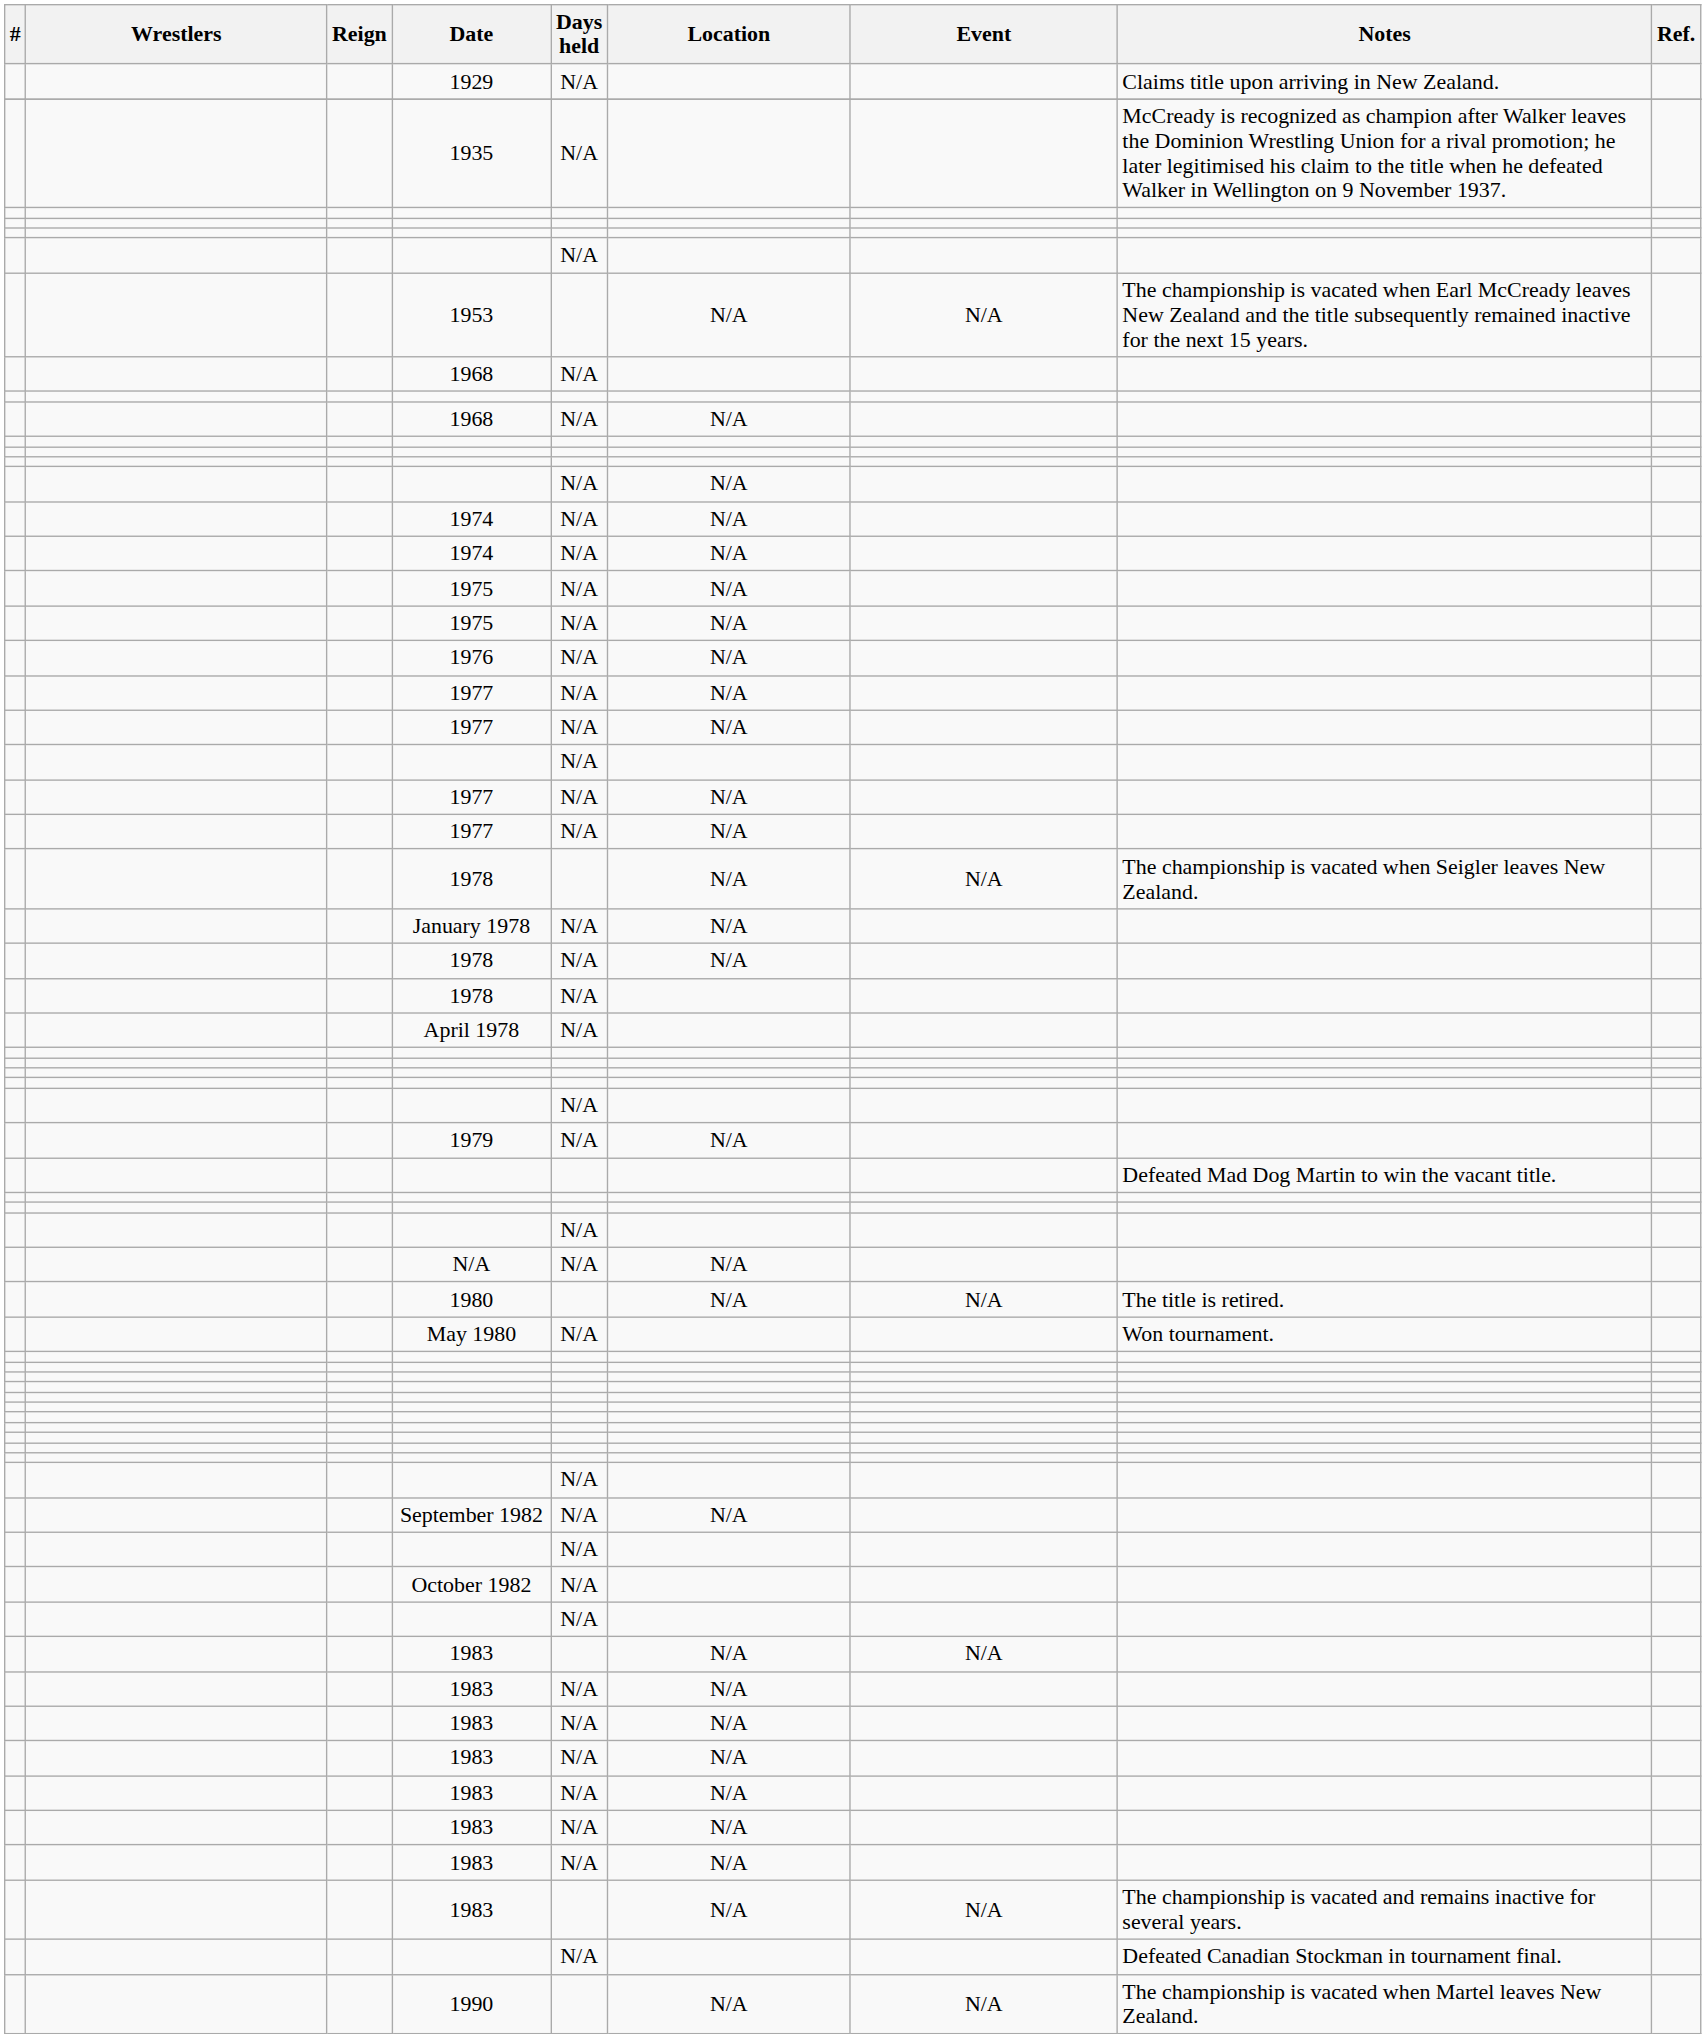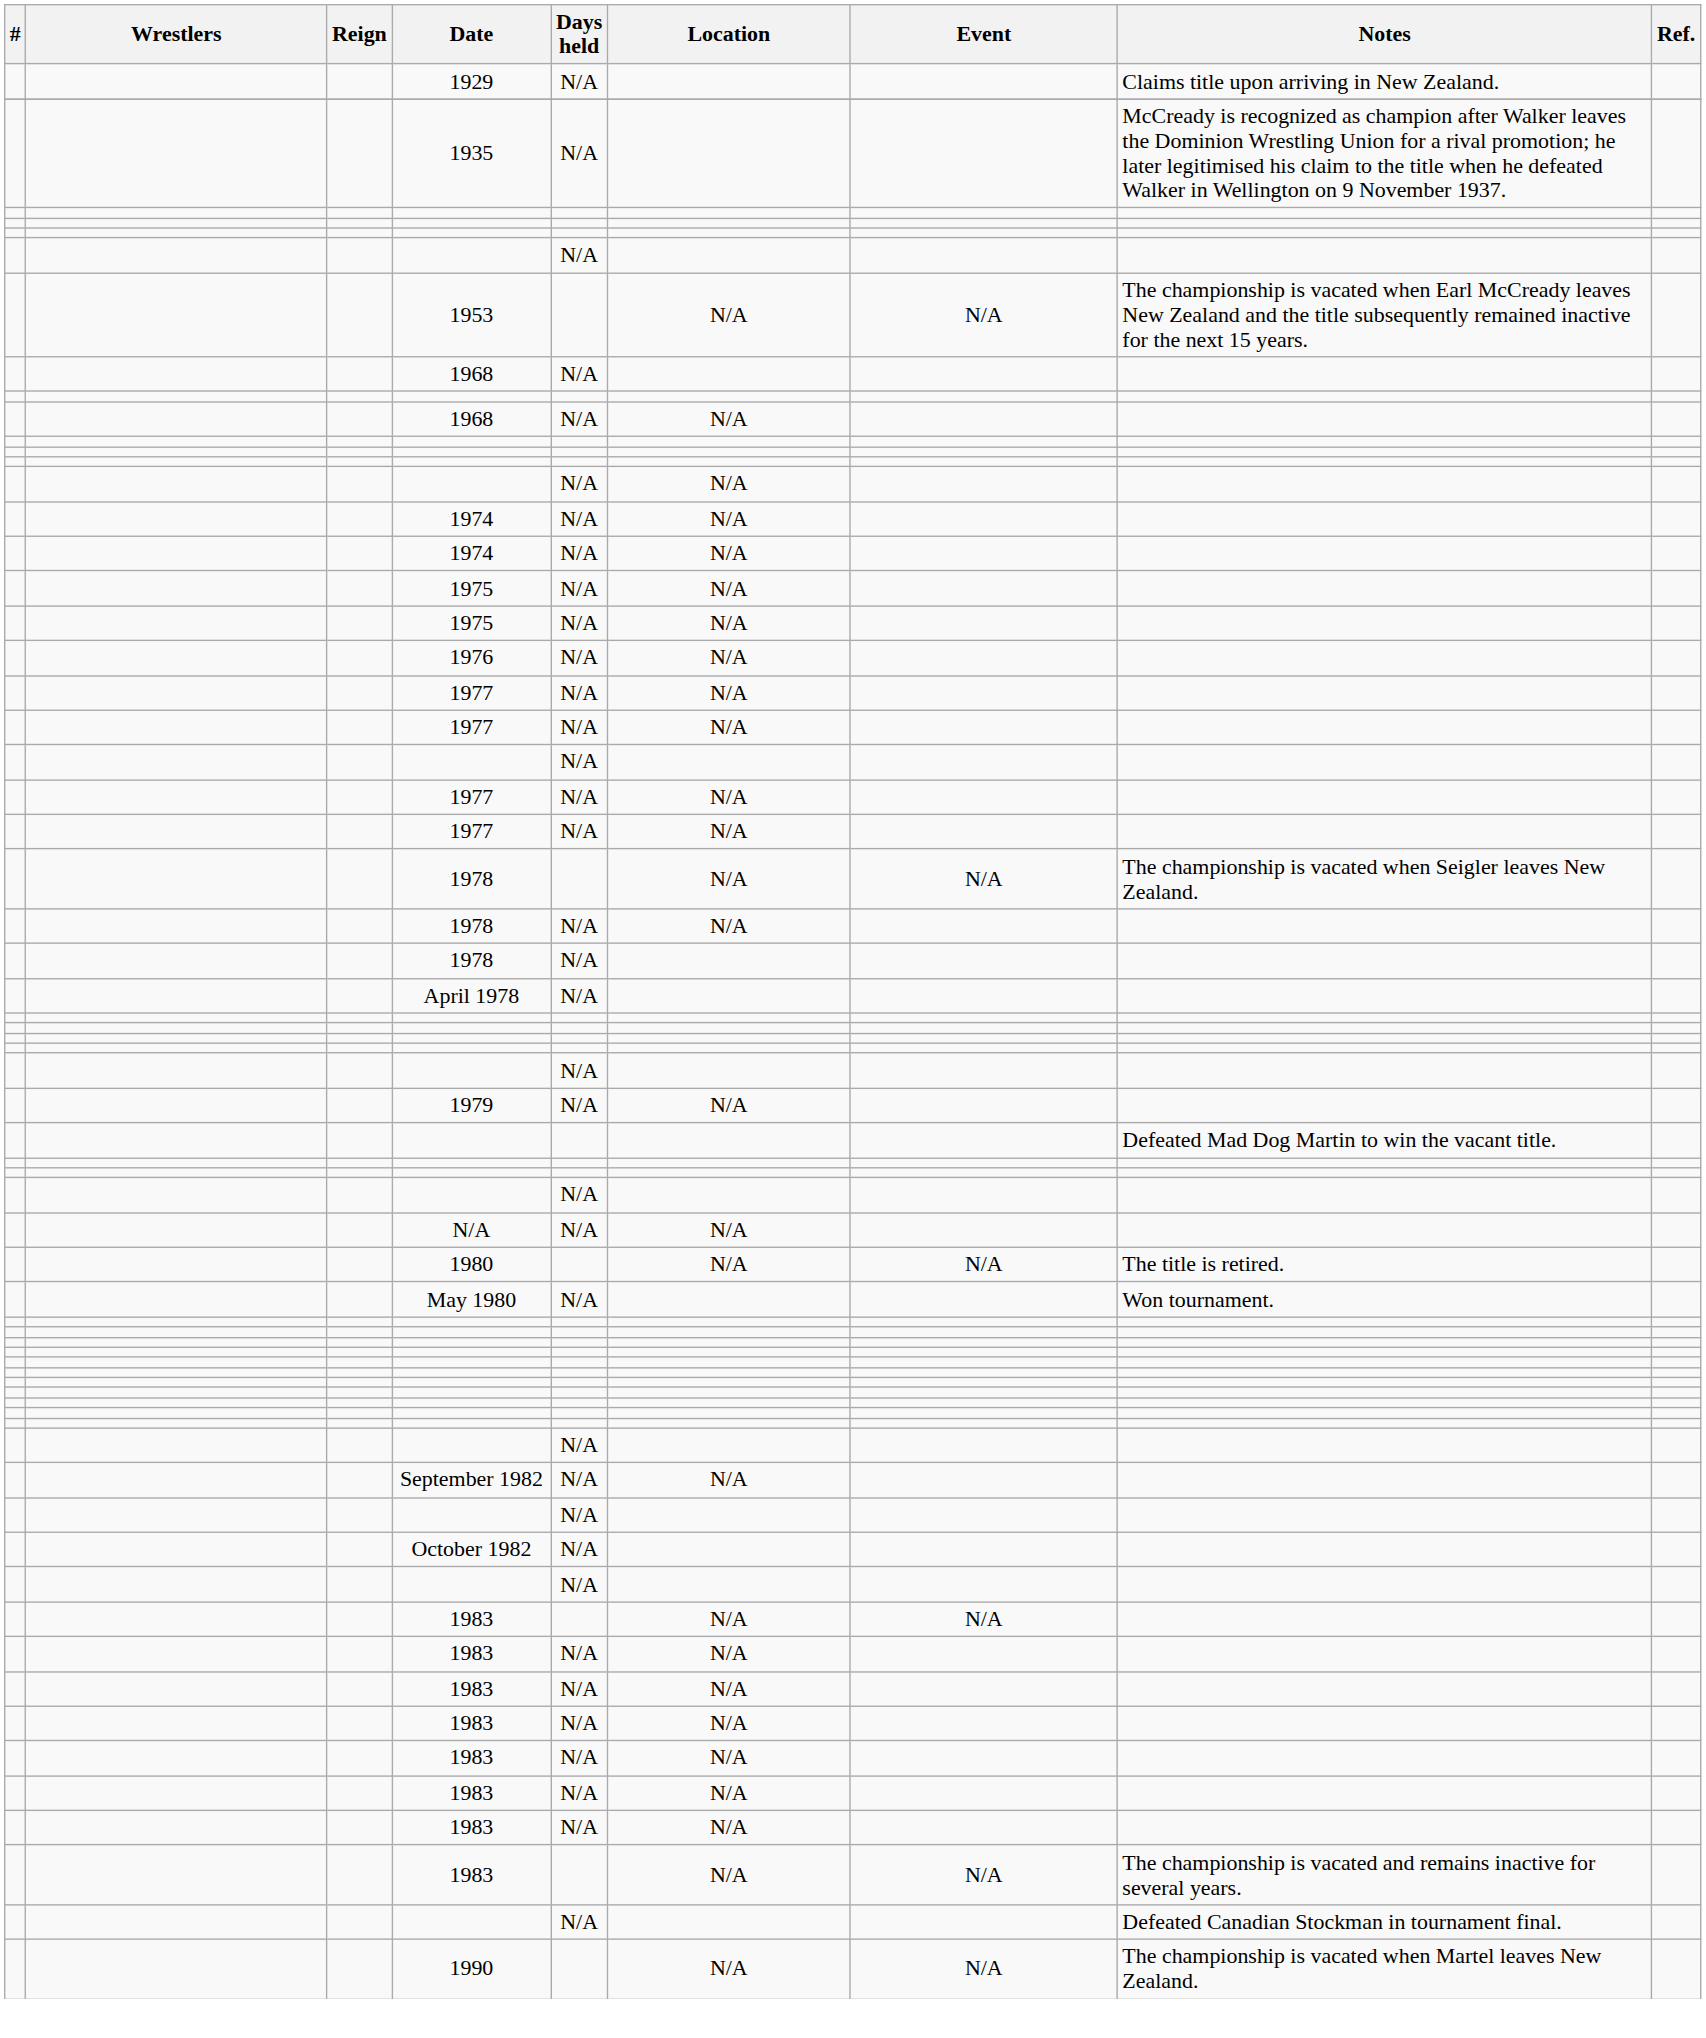- row: (15, 926)
